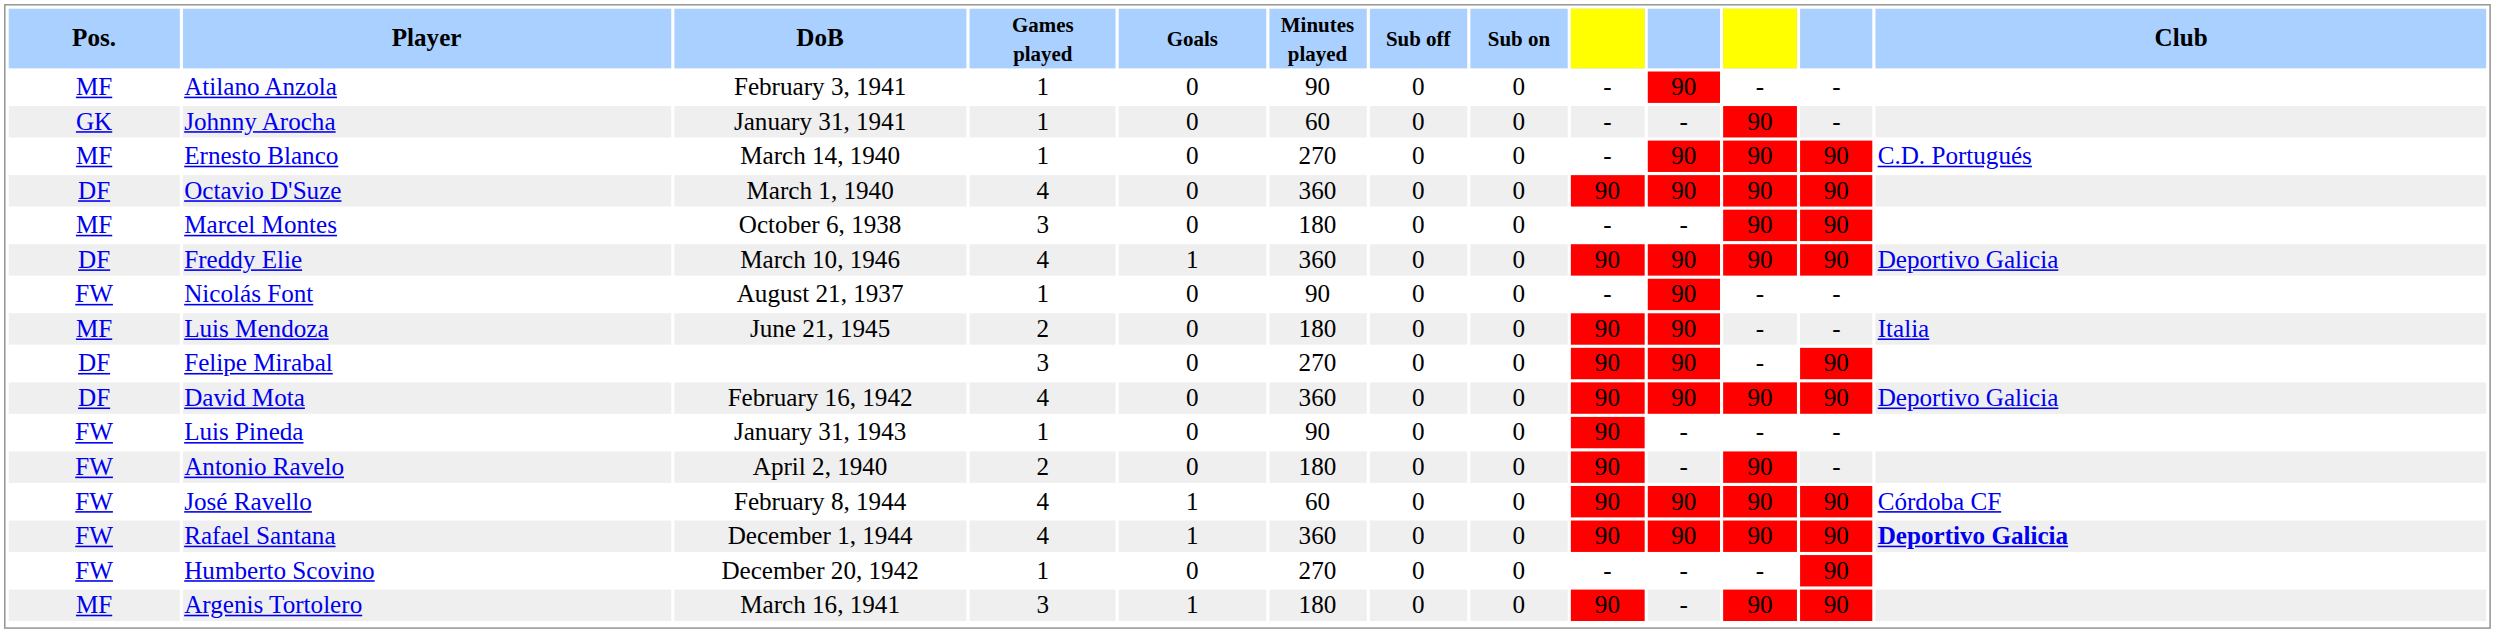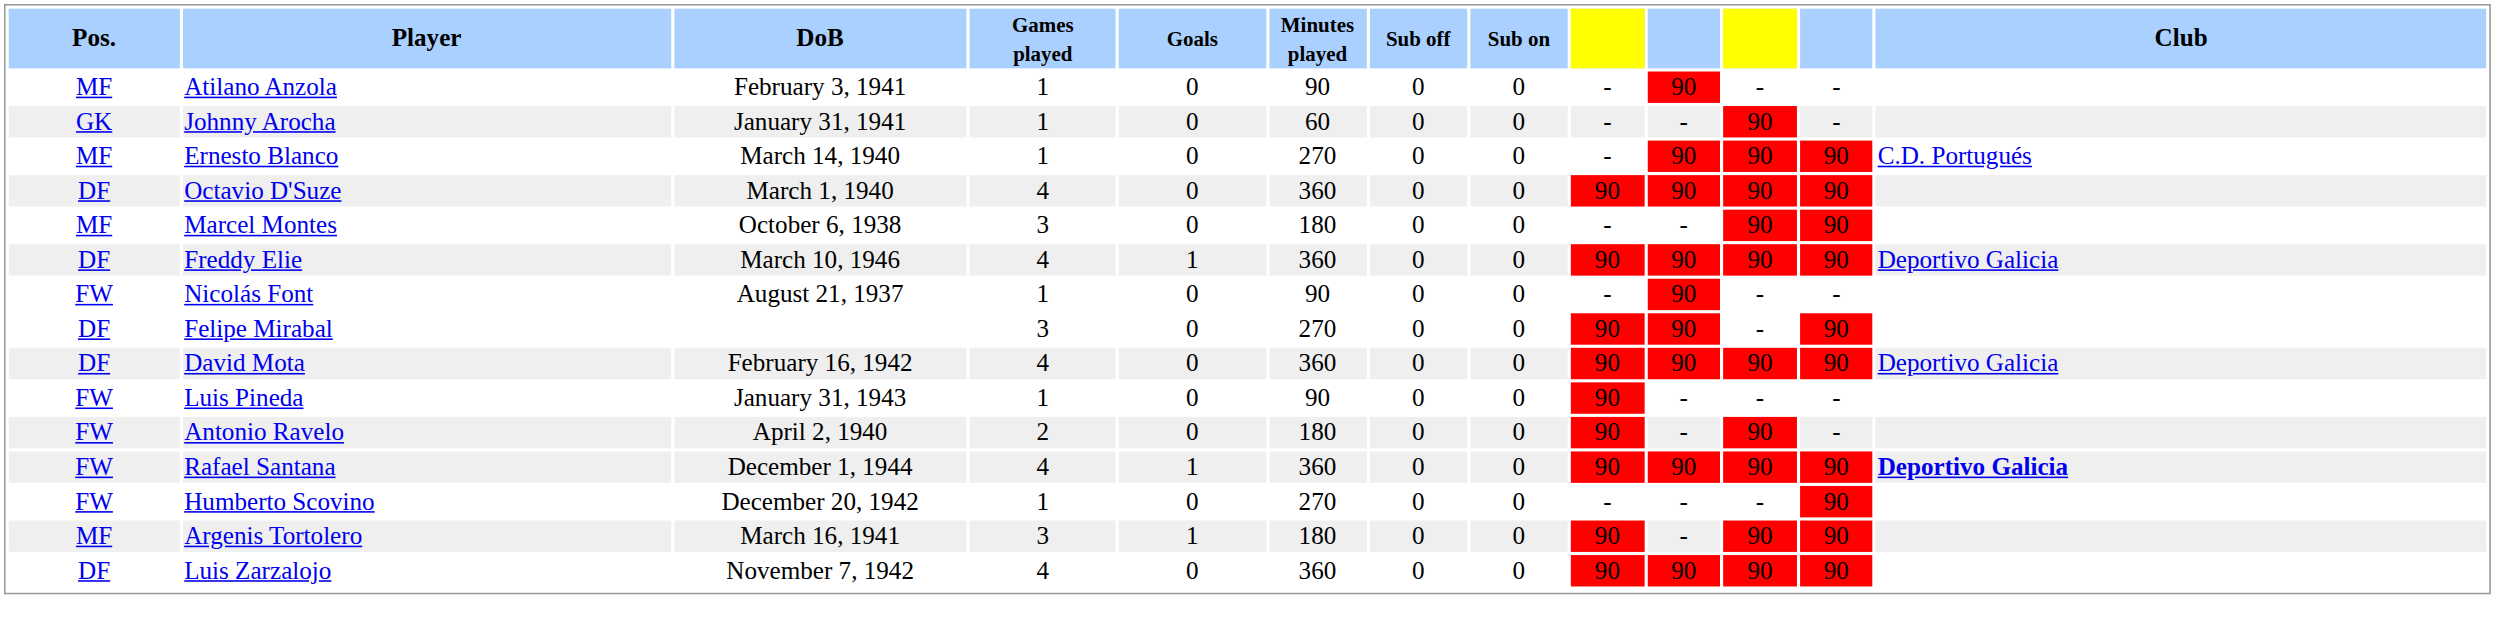- row: (256, 328)
- row: (248, 501)
+ row: (258, 570)
